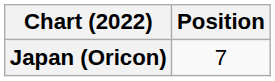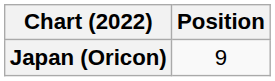(221, 57) 7 -> (221, 57) 9
